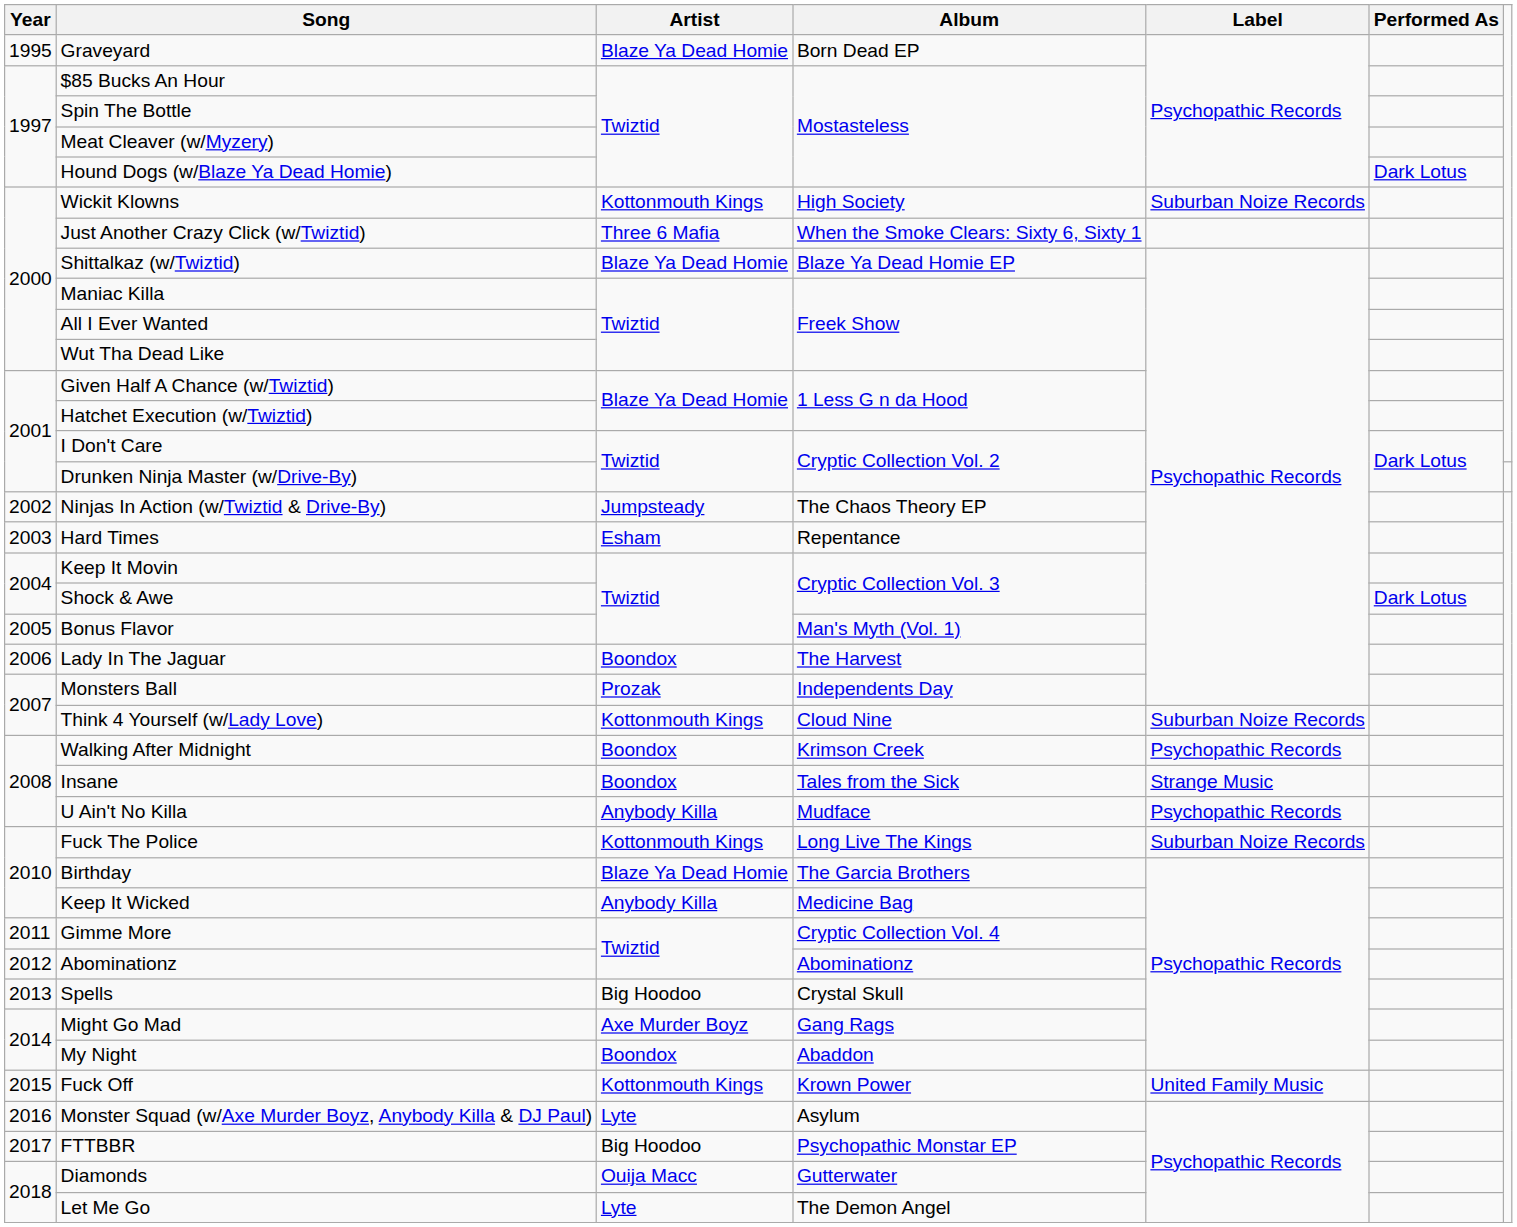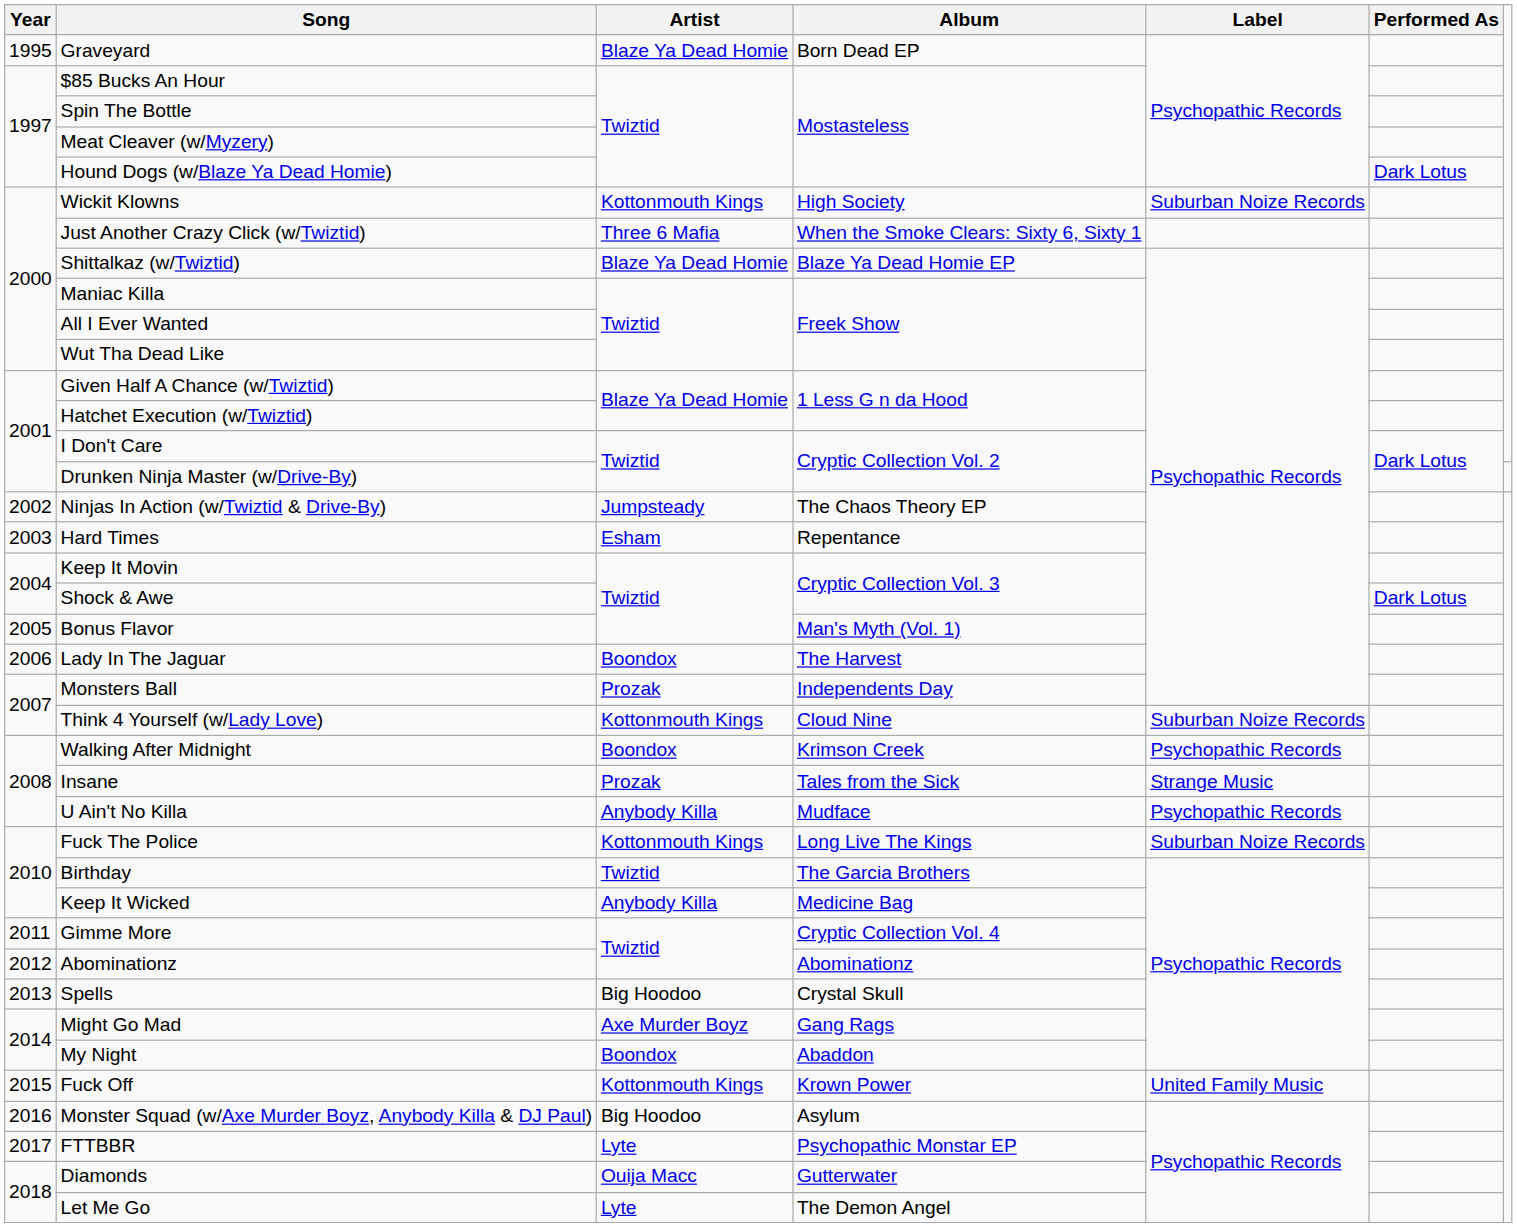(639, 780) Boondox -> (631, 780) Prozak
(694, 872) Blaze Ya Dead Homie -> (630, 872) Twiztid
(619, 1115) Lyte -> (651, 1115) Big Hoodoo
(651, 1146) Big Hoodoo -> (619, 1146) Lyte
